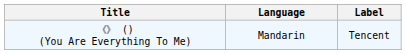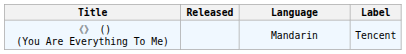+ column: (210, 12)
